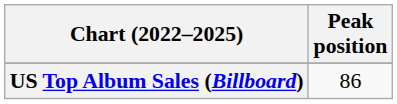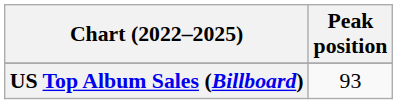(350, 80) 86 -> (350, 80) 93
